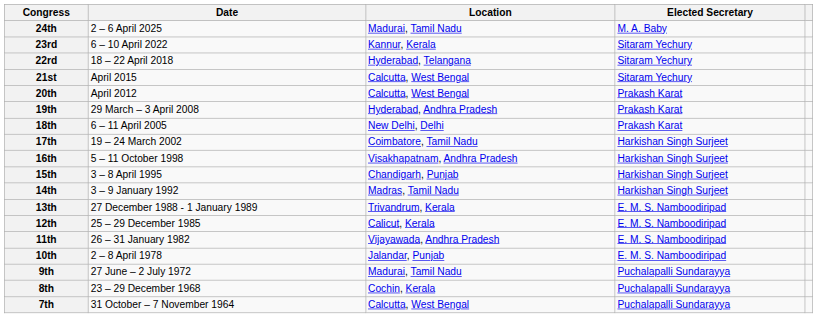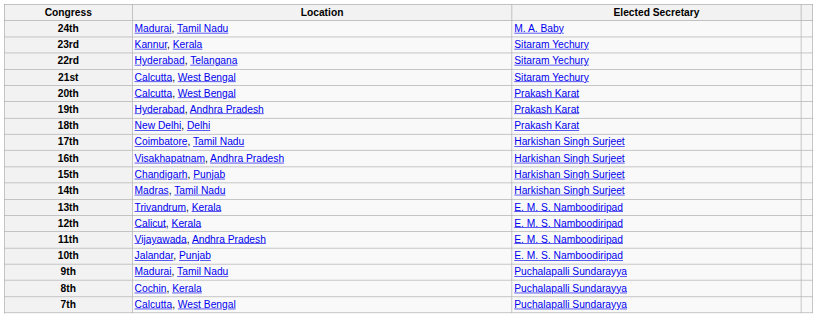- column: (227, 12)
